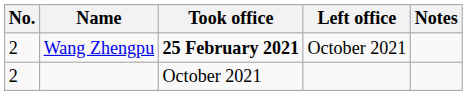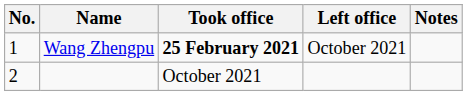(13, 47) 2 -> (13, 47) 1
